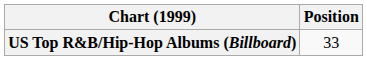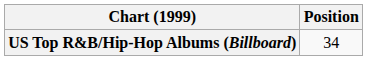(331, 42) 33 -> (331, 42) 34
